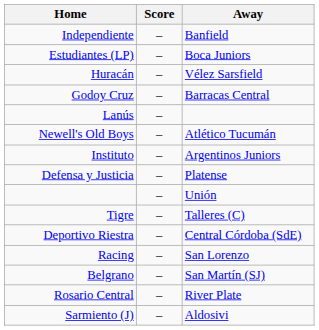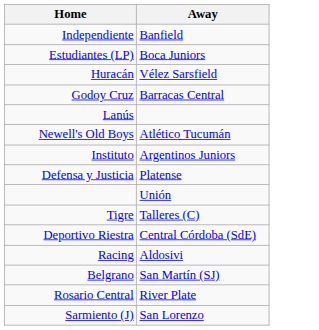- column: (159, 14)
(217, 255) San Lorenzo -> (161, 255) Aldosivi
(207, 315) Aldosivi -> (172, 315) San Lorenzo
